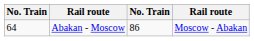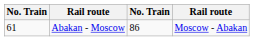(12, 28) 64 -> (12, 28) 61
